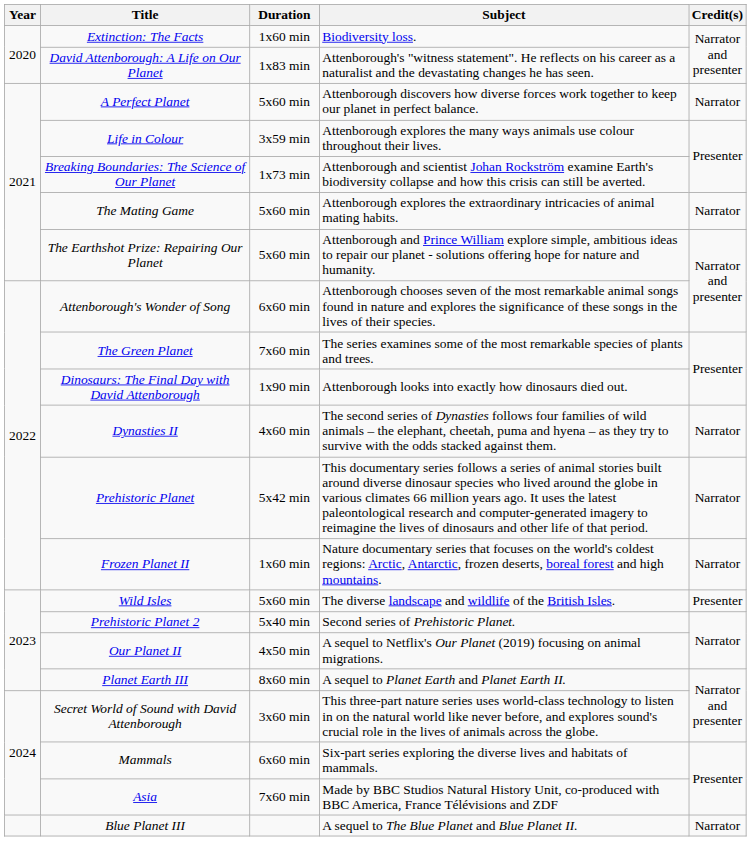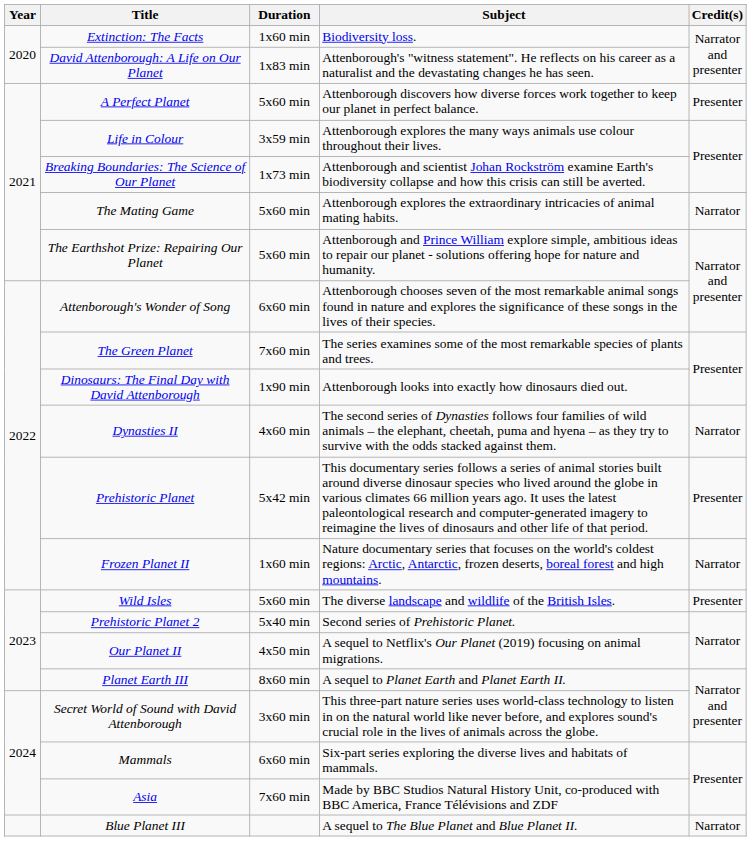(717, 101) Narrator -> (717, 101) Presenter
(717, 497) Narrator -> (717, 497) Presenter
